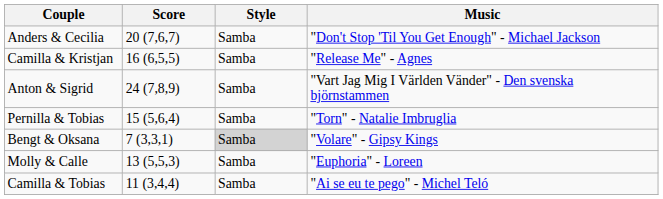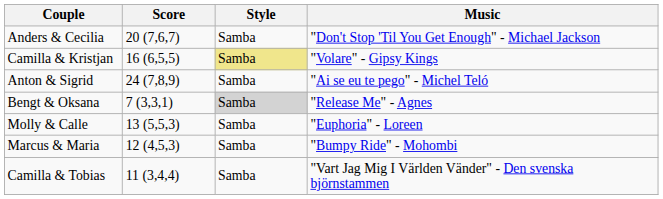(237, 59) no background -> (237, 59) khaki background
(371, 59) "Release Me" - Agnes -> (374, 59) "Volare" - Gipsy Kings
(442, 88) "Vart Jag Mig I Världen Vänder" - Den svenska björnstammen -> (399, 80) "Ai se eu te pego" - Michel Teló
- row: (56, 118)
(374, 140) "Volare" - Gipsy Kings -> (371, 102) "Release Me" - Agnes
+ row: (53, 146)
(399, 183) "Ai se eu te pego" - Michel Teló -> (442, 175) "Vart Jag Mig I Världen Vänder" - Den svenska björnstammen
